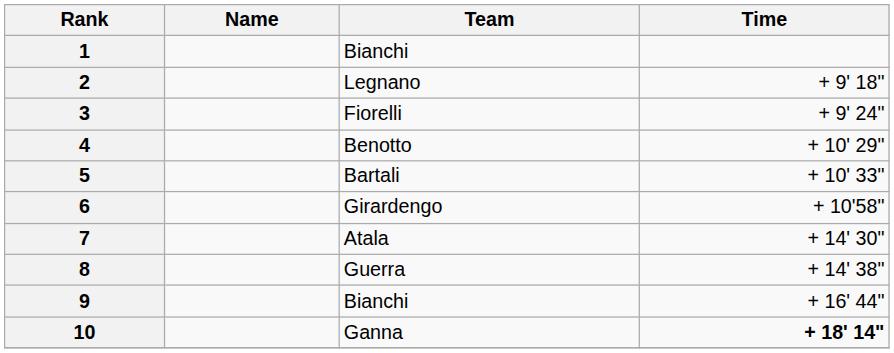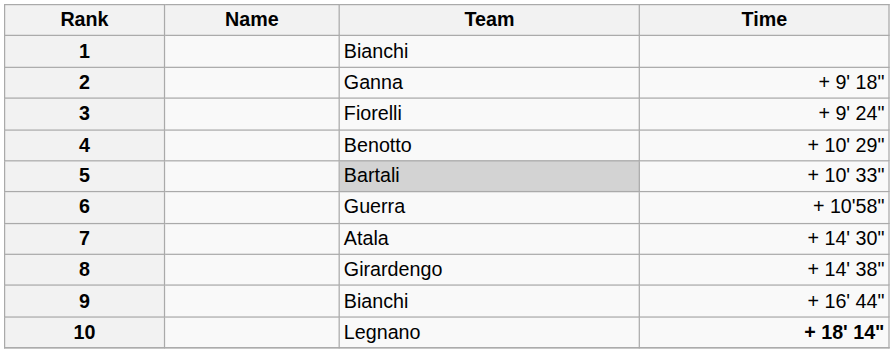(382, 82) Legnano -> (373, 82) Ganna
(372, 176) no background -> (372, 176) lightgrey background
(393, 207) Girardengo -> (374, 207) Guerra
(374, 269) Guerra -> (393, 269) Girardengo
(373, 332) Ganna -> (382, 332) Legnano
